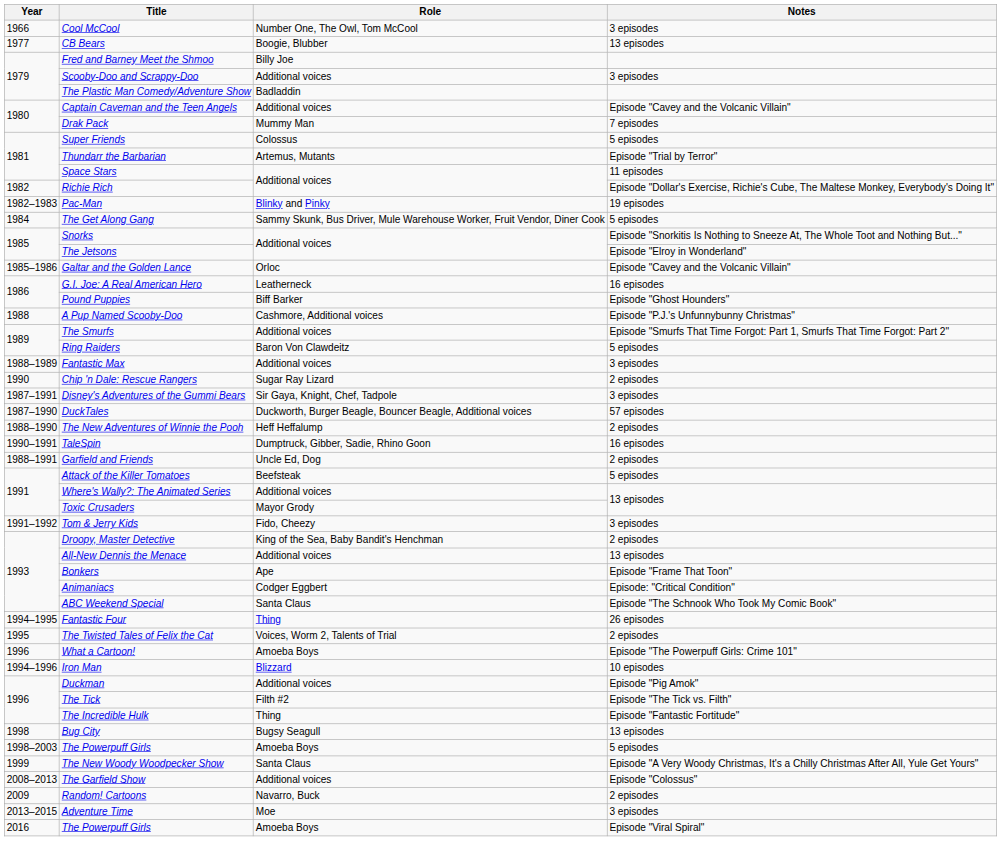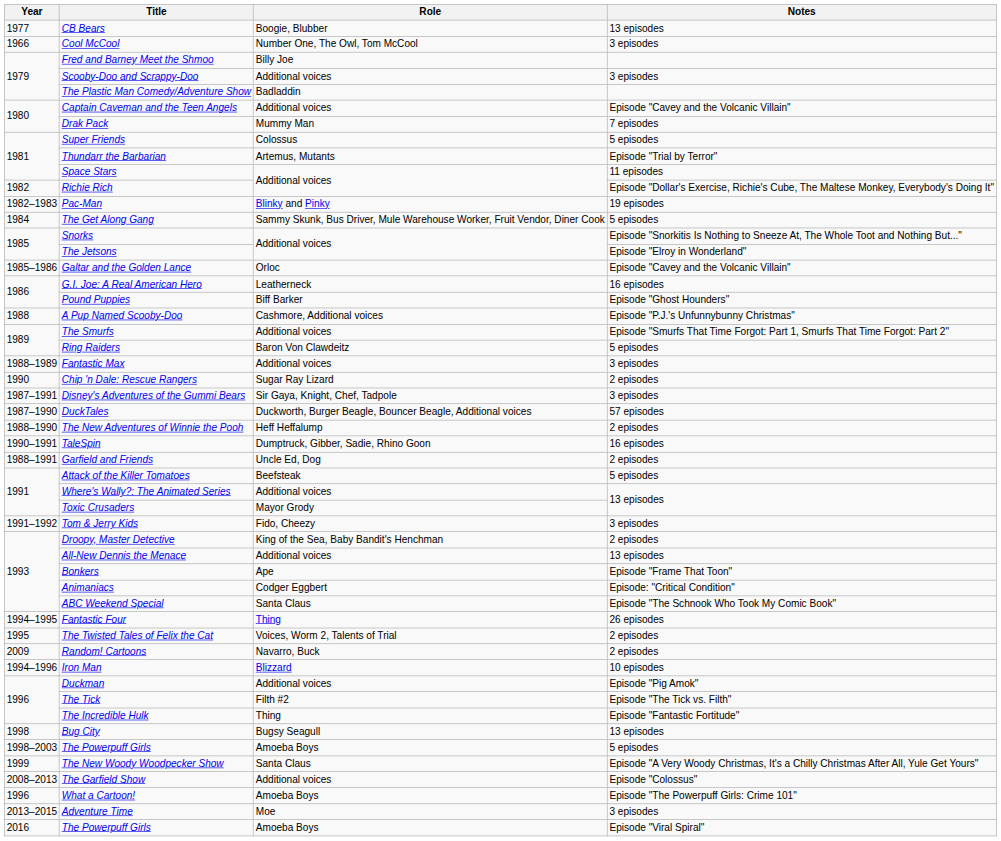rows swapped: (18, 28) <-> (18, 44)
rows swapped: (18, 651) <-> (18, 795)
